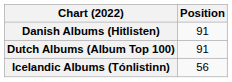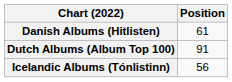(202, 31) 91 -> (202, 31) 61
